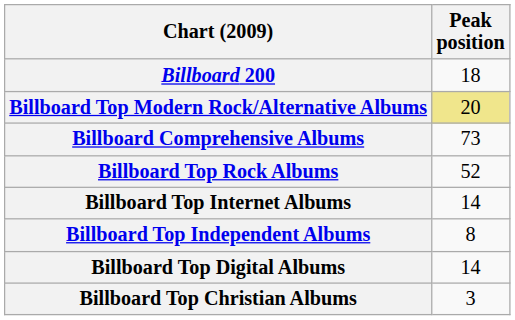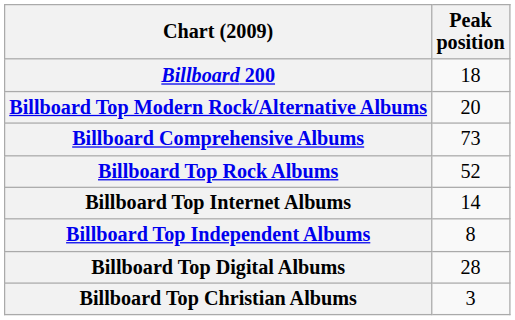(471, 107) khaki background -> (471, 107) no background
(471, 266) 14 -> (471, 266) 28
